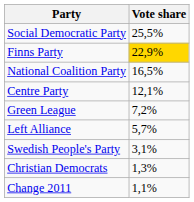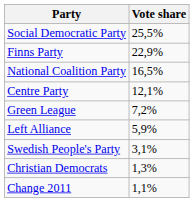(147, 52) gold background -> (147, 52) no background
(144, 129) 5,7% -> (144, 129) 5,9%
